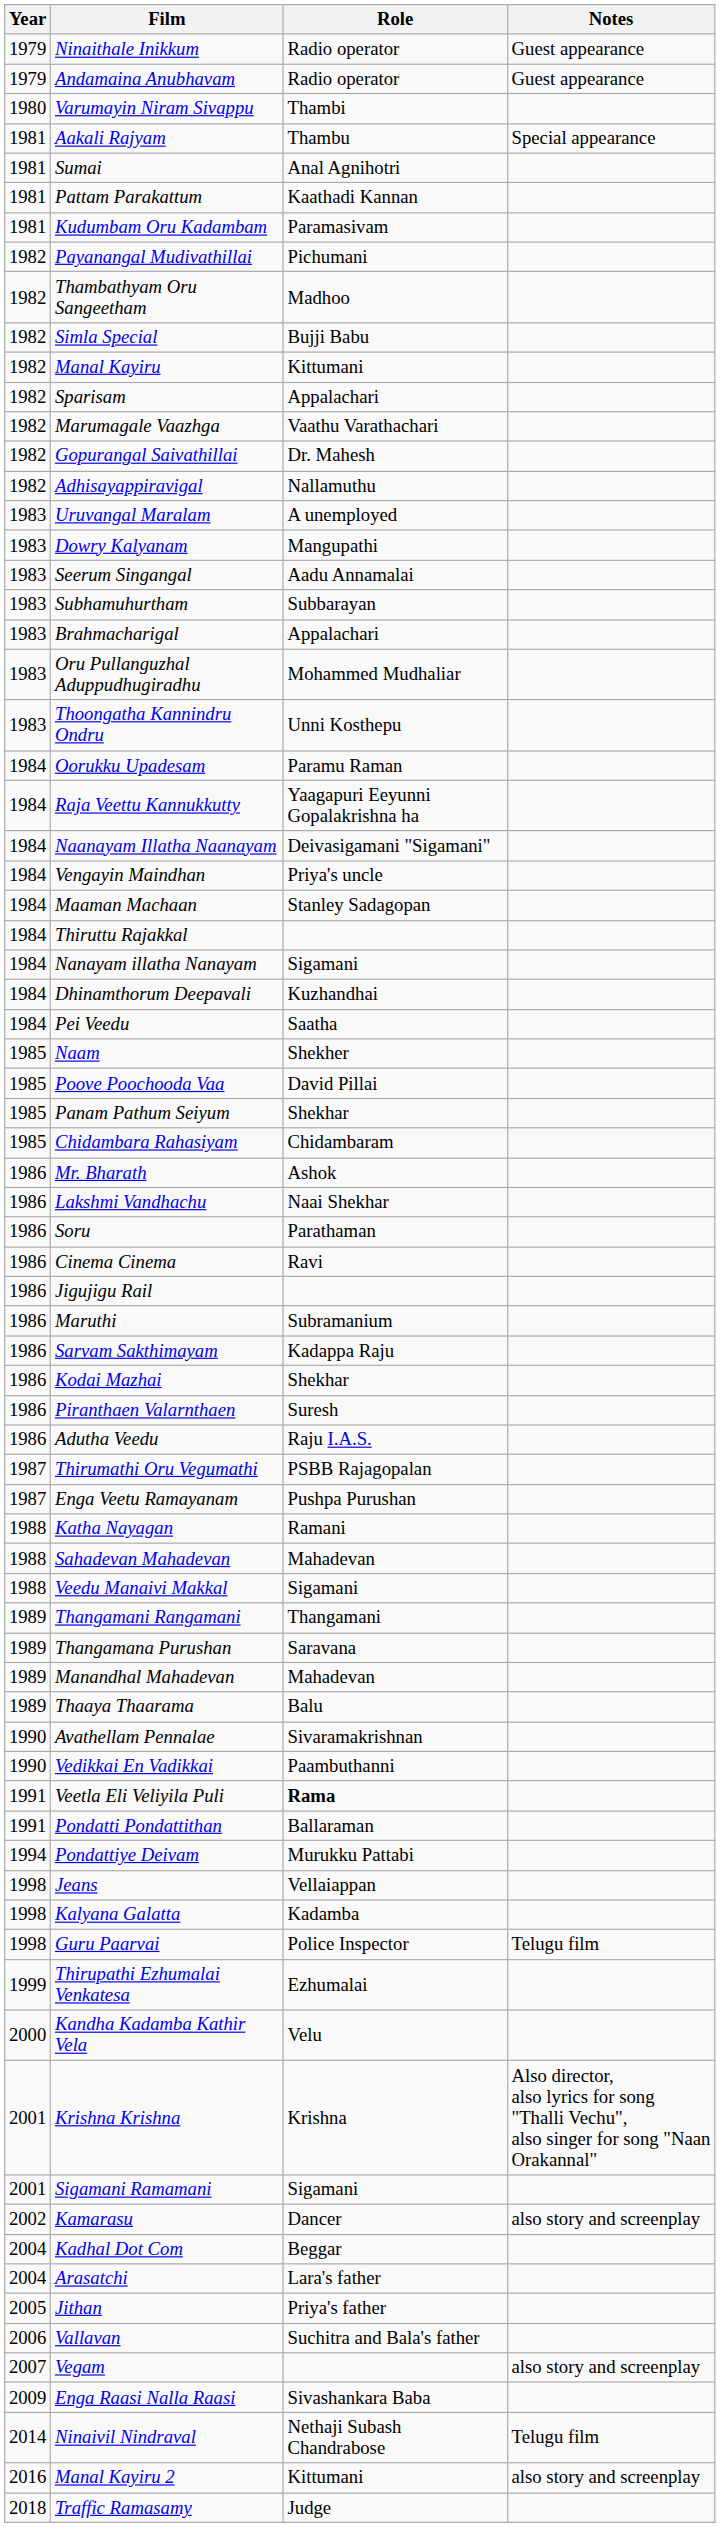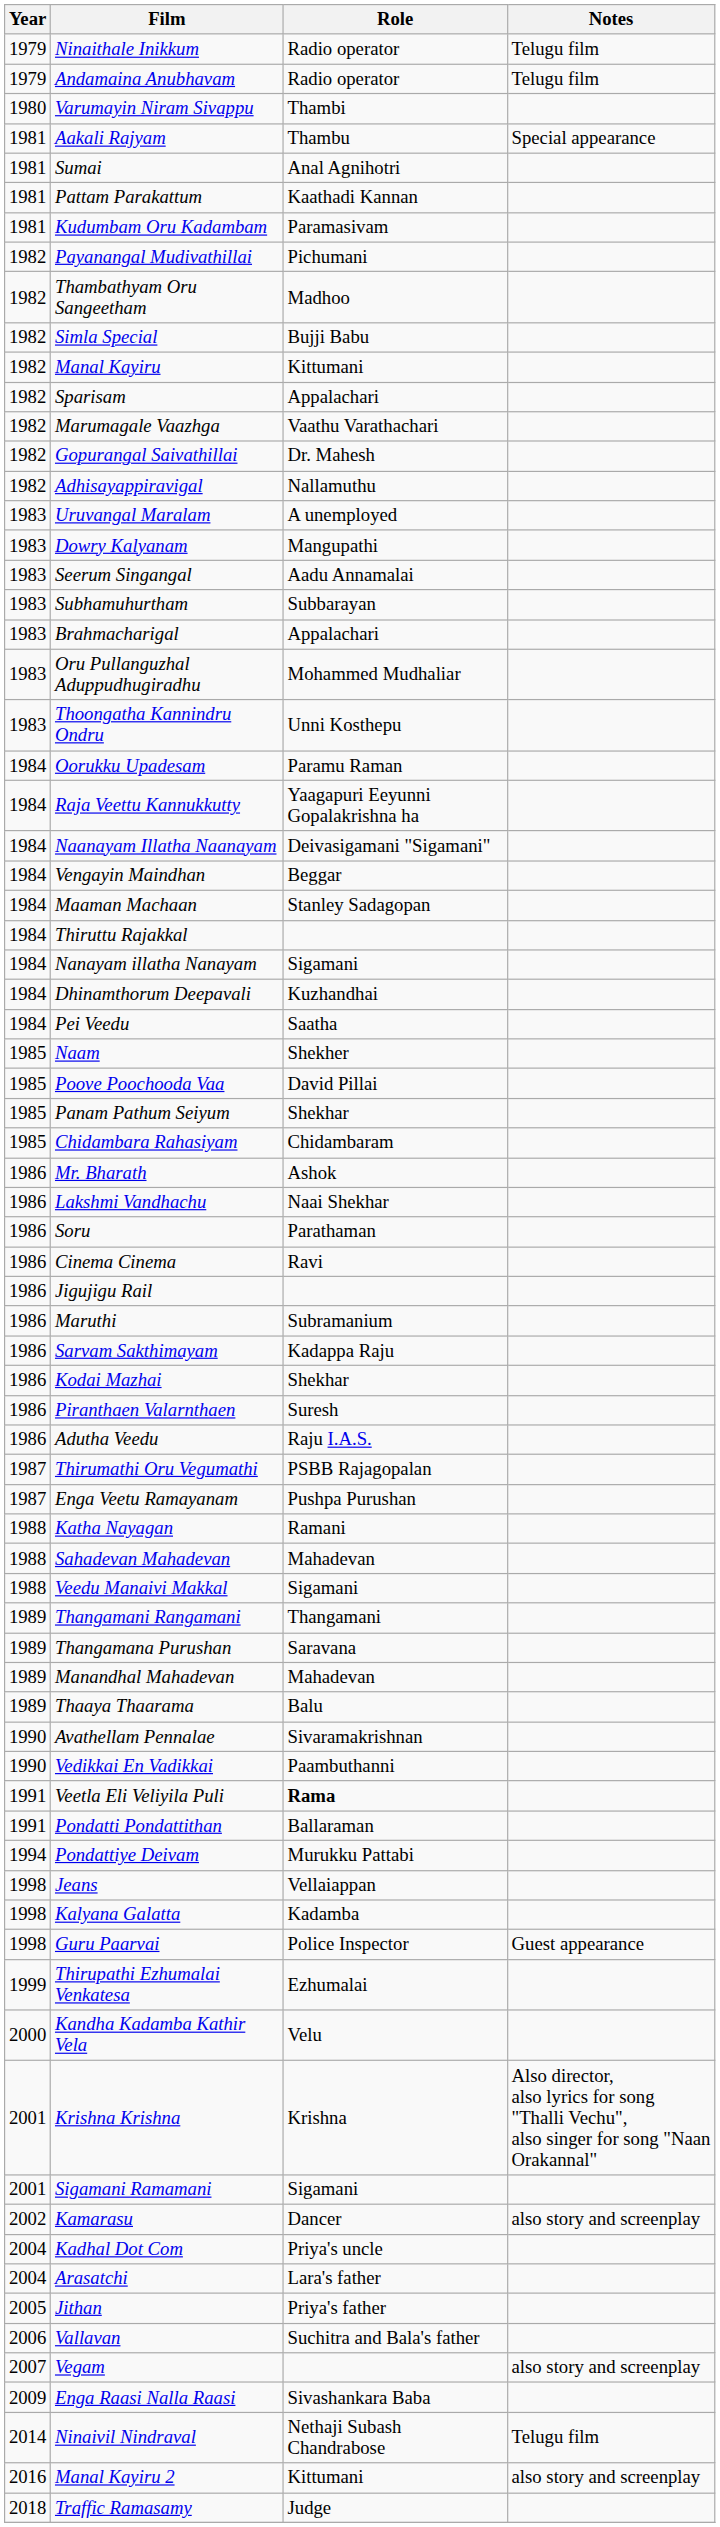(578, 49) Guest appearance -> (555, 49) Telugu film
(578, 78) Guest appearance -> (555, 78) Telugu film
(335, 875) Priya's uncle -> (315, 875) Beggar
(555, 1944) Telugu film -> (578, 1944) Guest appearance
(315, 2248) Beggar -> (335, 2248) Priya's uncle
